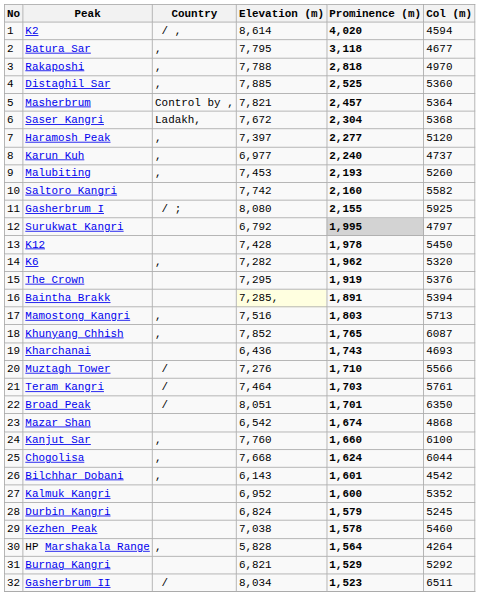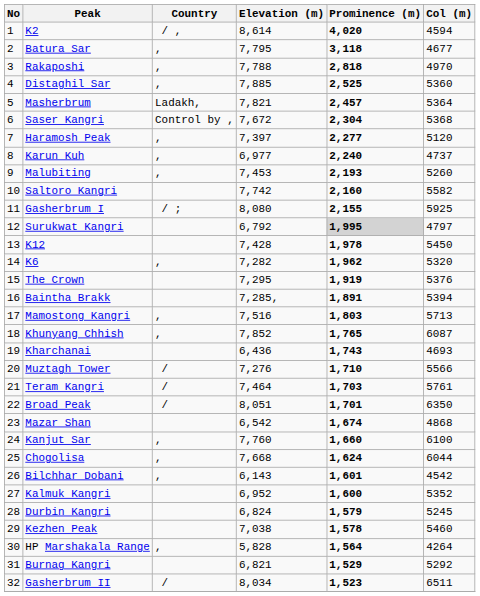(194, 102) Control by , -> (178, 102) Ladakh,
(178, 120) Ladakh, -> (194, 120) Control by ,
(259, 298) lightyellow background -> (259, 298) no background
